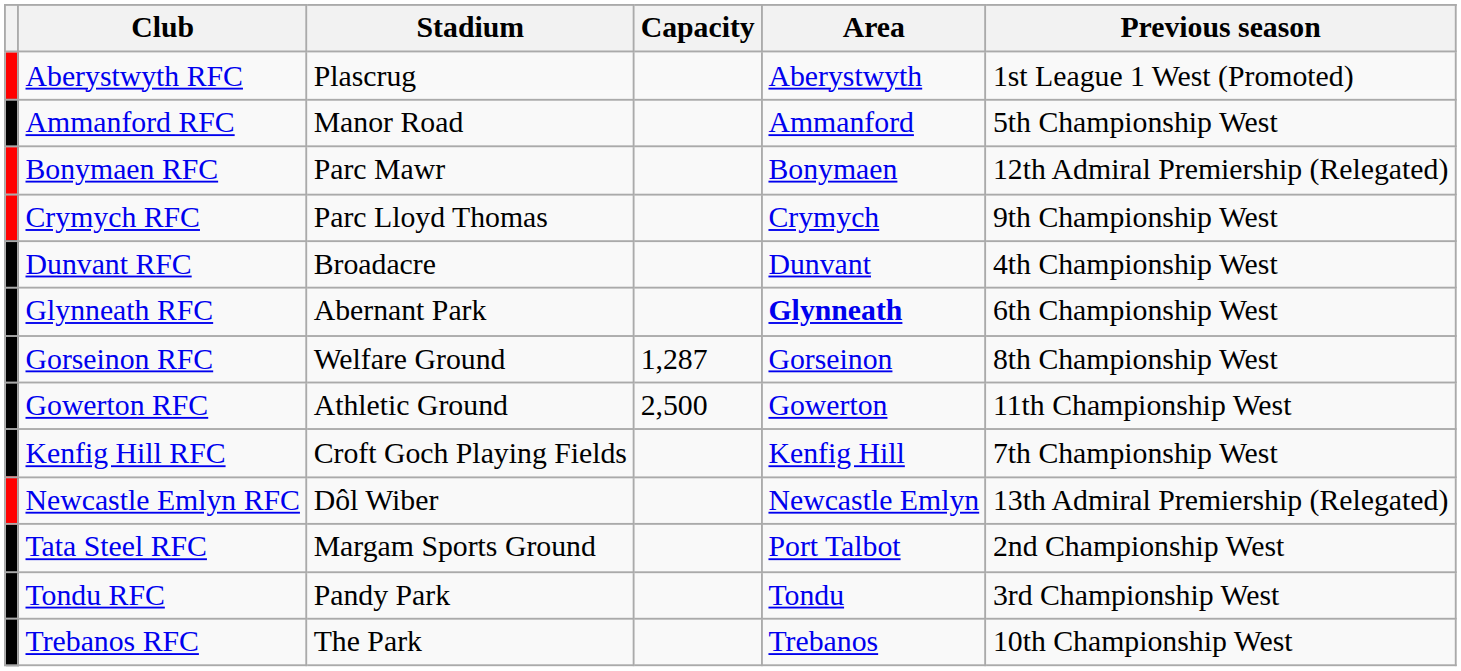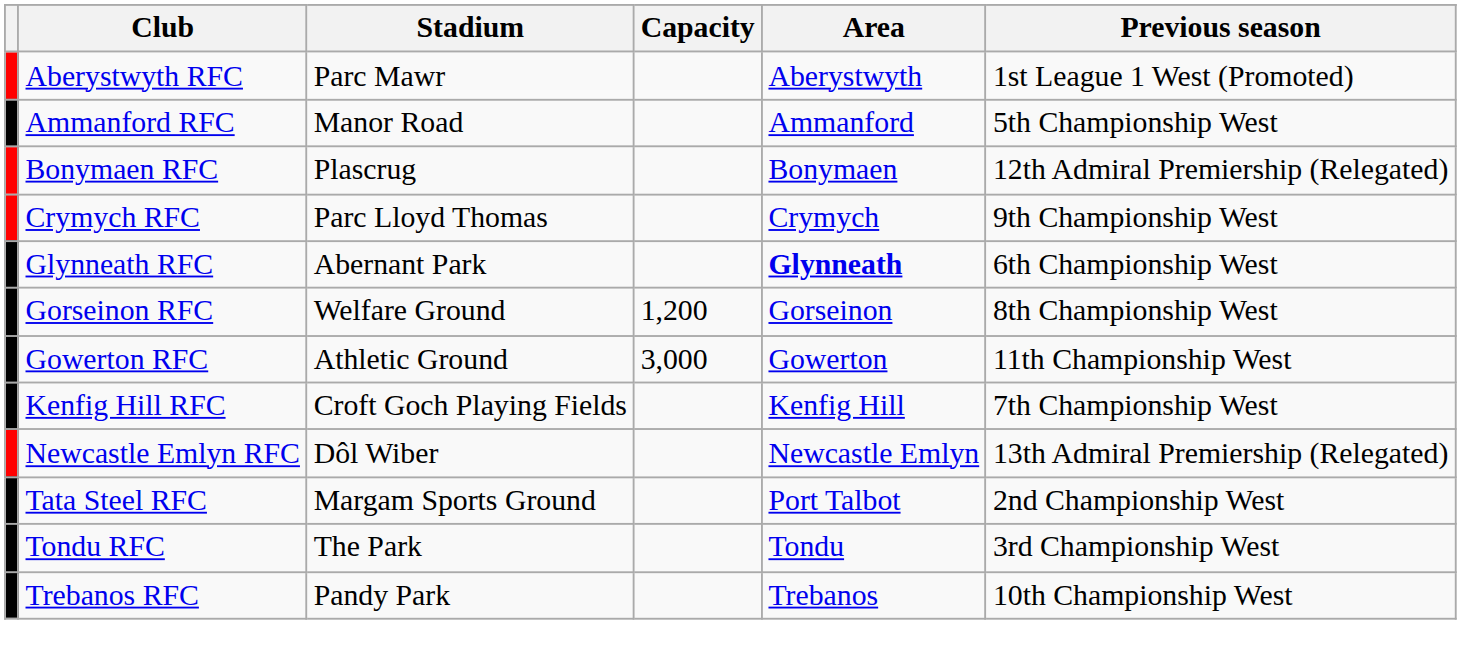(365, 75) Plascrug -> (379, 75) Parc Mawr
(379, 169) Parc Mawr -> (365, 169) Plascrug
- row: (109, 264)
(674, 358) 1,287 -> (674, 311) 1,200
(674, 405) 2,500 -> (674, 358) 3,000
(382, 594) Pandy Park -> (368, 547) The Park
(368, 641) The Park -> (382, 594) Pandy Park
